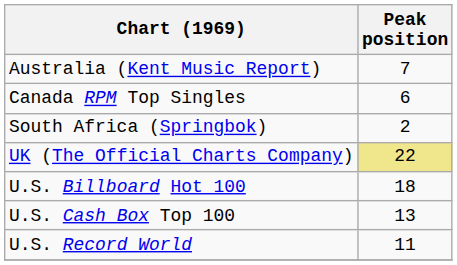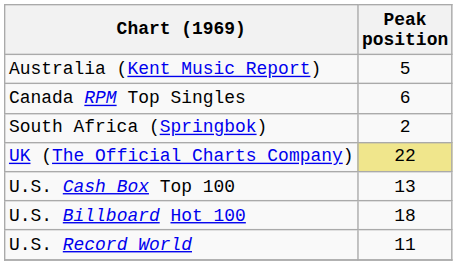(405, 69) 7 -> (405, 69) 5
rows swapped: (127, 186) <-> (122, 215)
